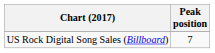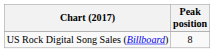(190, 39) 7 -> (190, 39) 8
